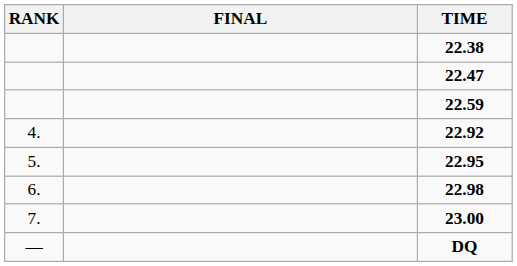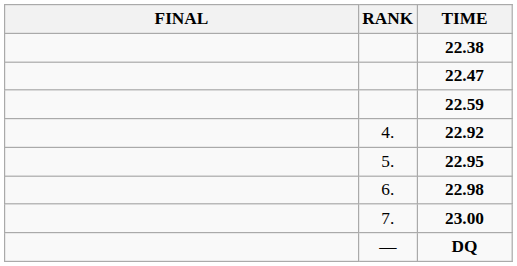columns swapped: (34, 19) <-> (240, 19)
